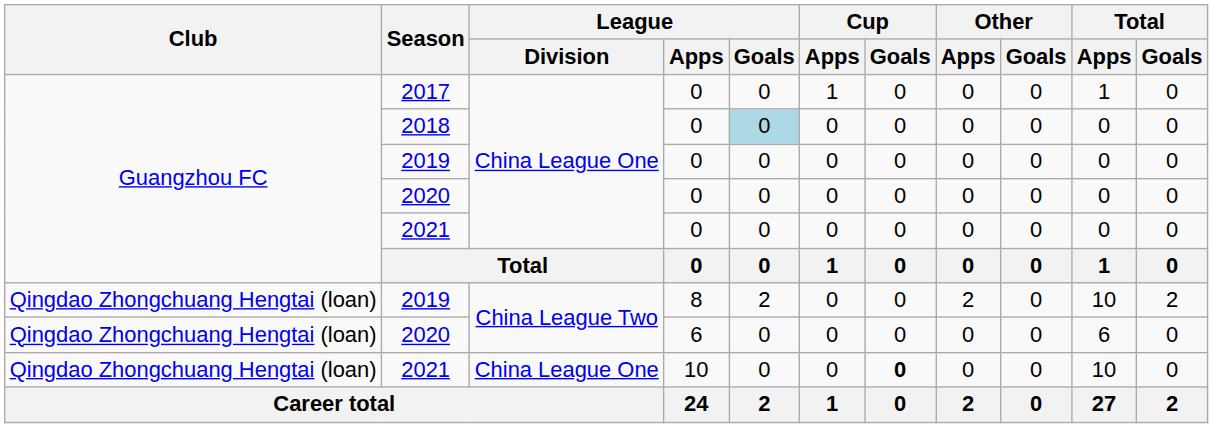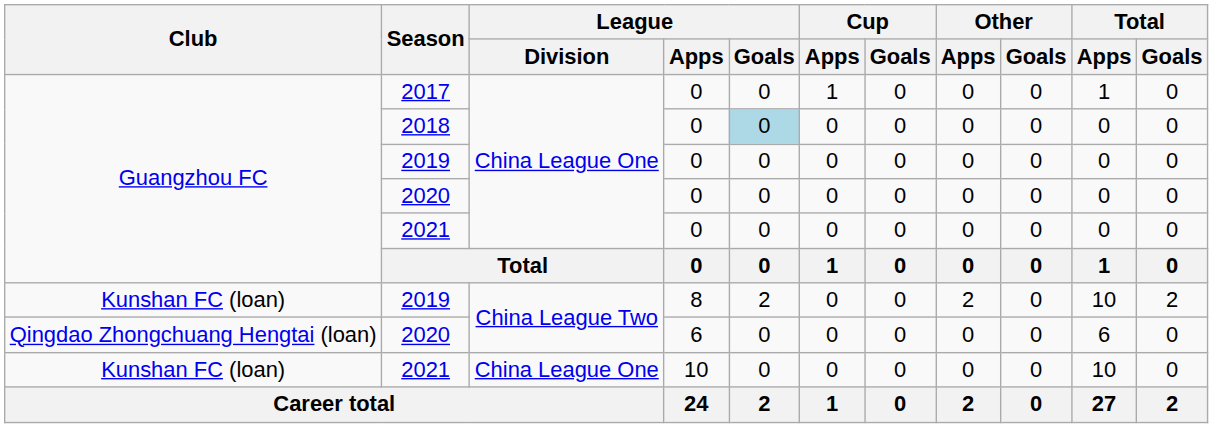(193, 299) Qingdao Zhongchuang Hengtai (loan) -> (193, 299) Kunshan FC (loan)
(193, 369) Qingdao Zhongchuang Hengtai (loan) -> (193, 369) Kunshan FC (loan)
(900, 369) bold -> (900, 369) normal
